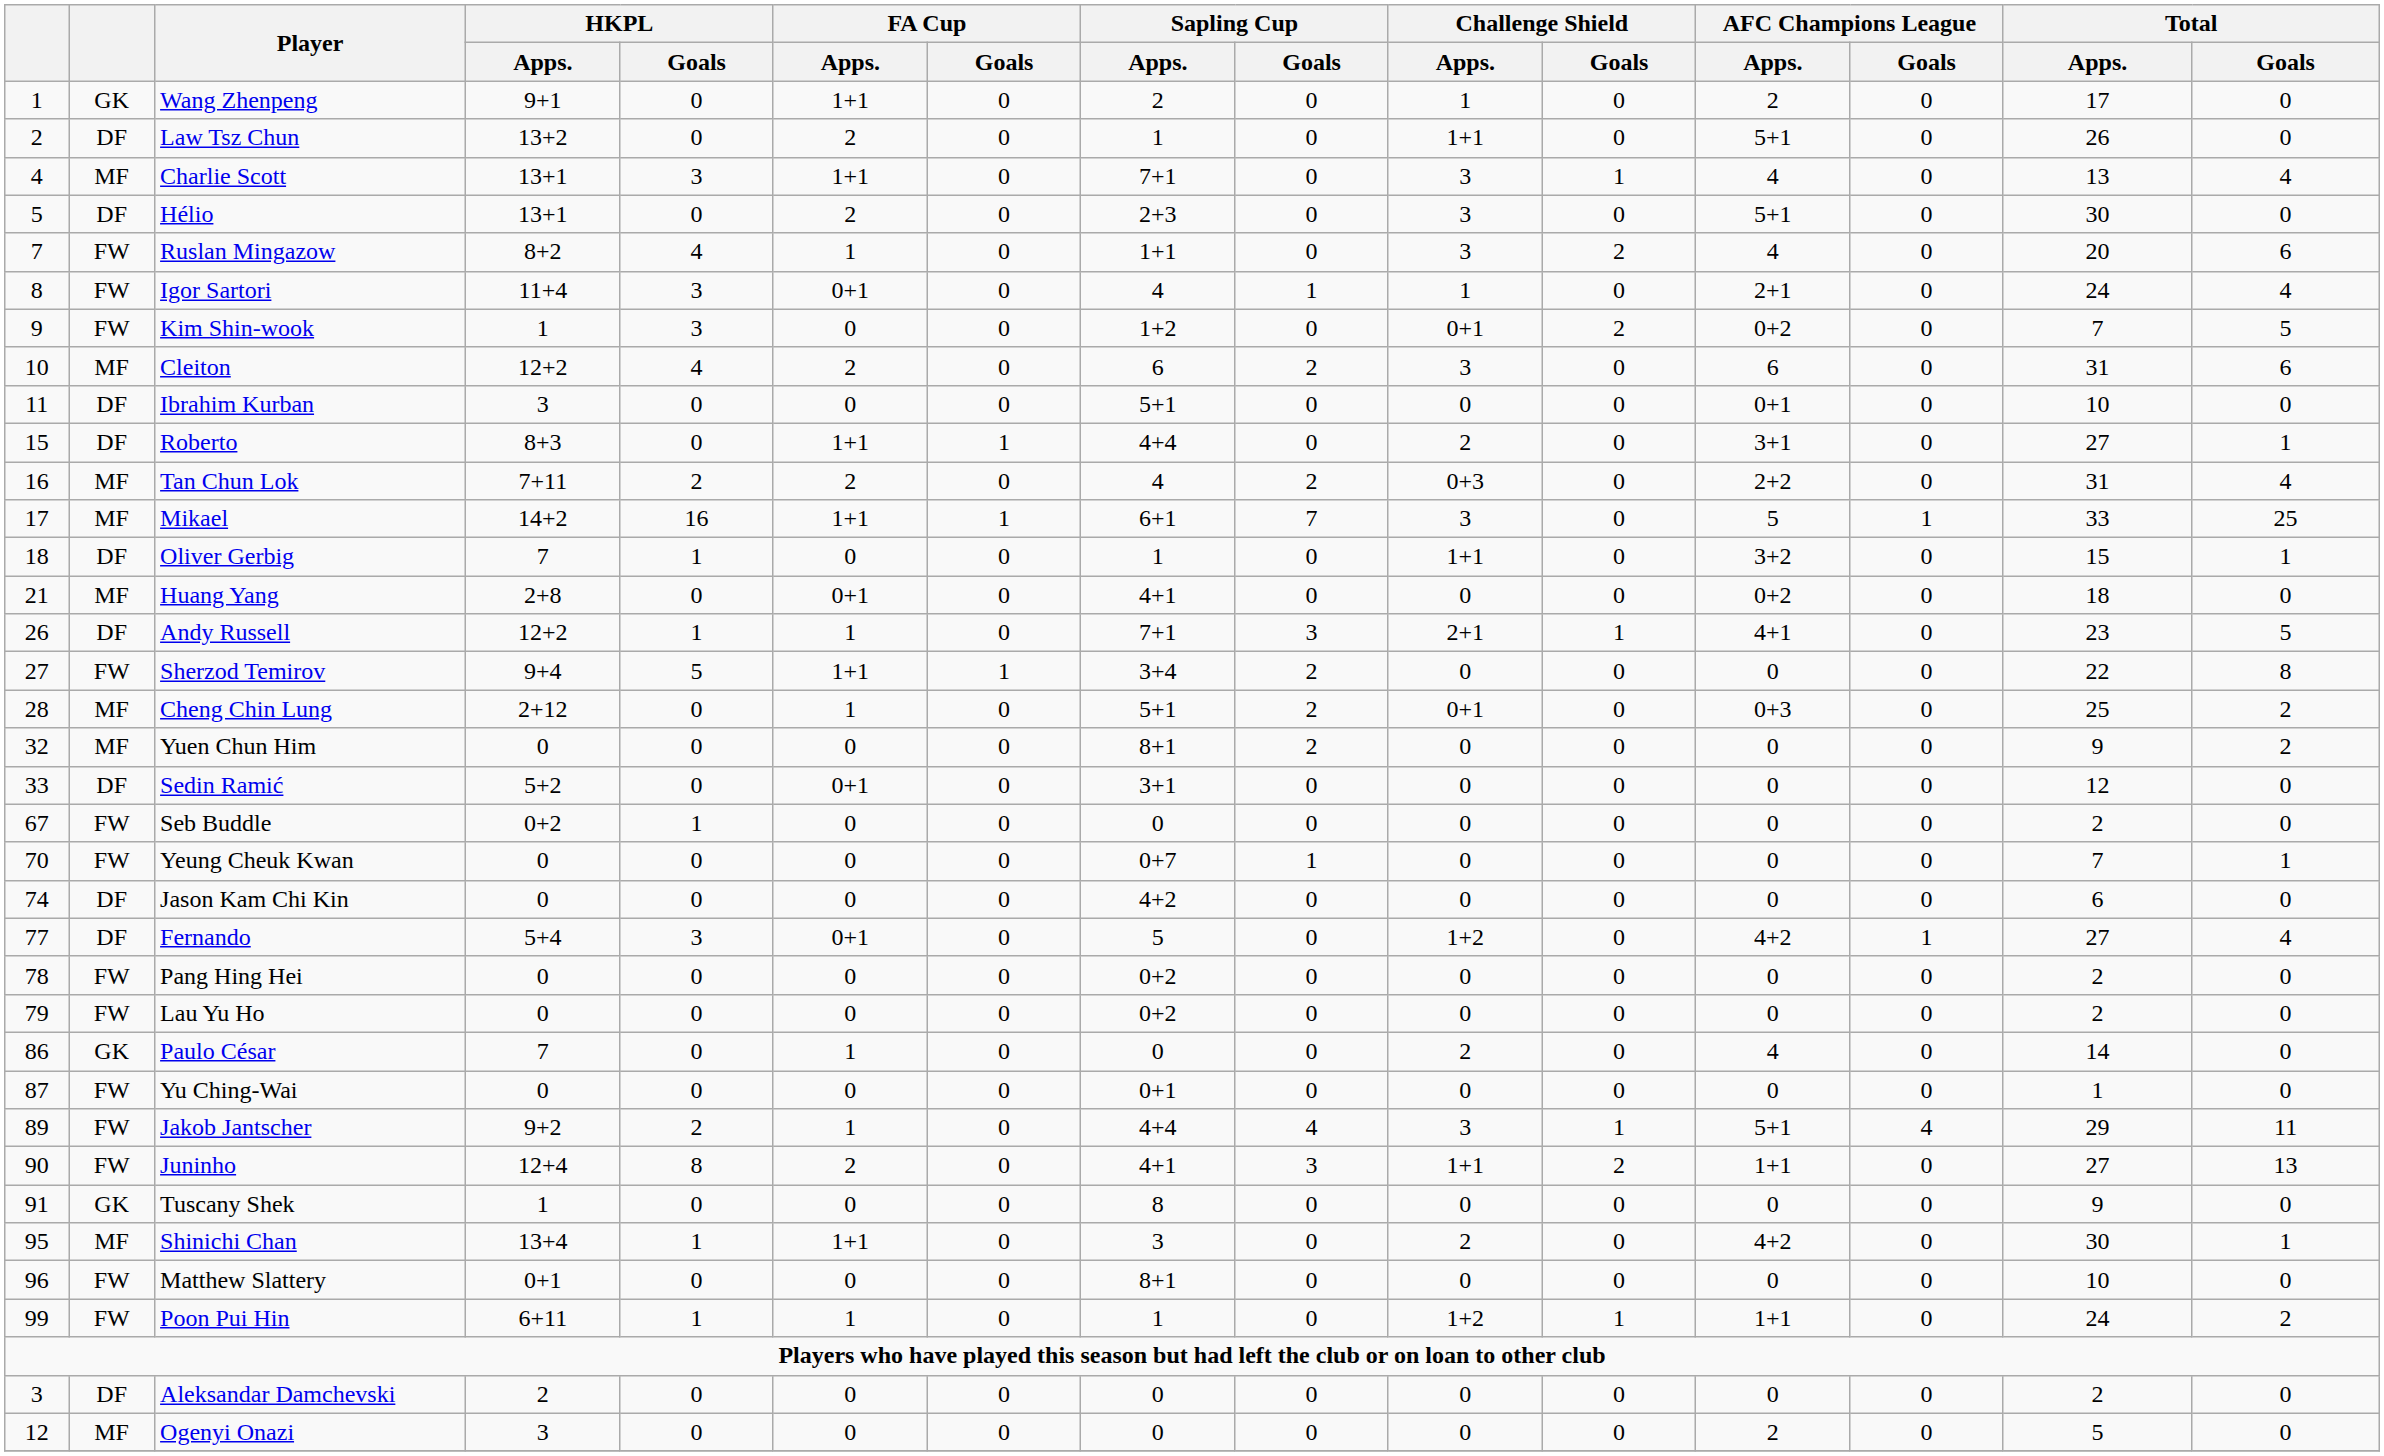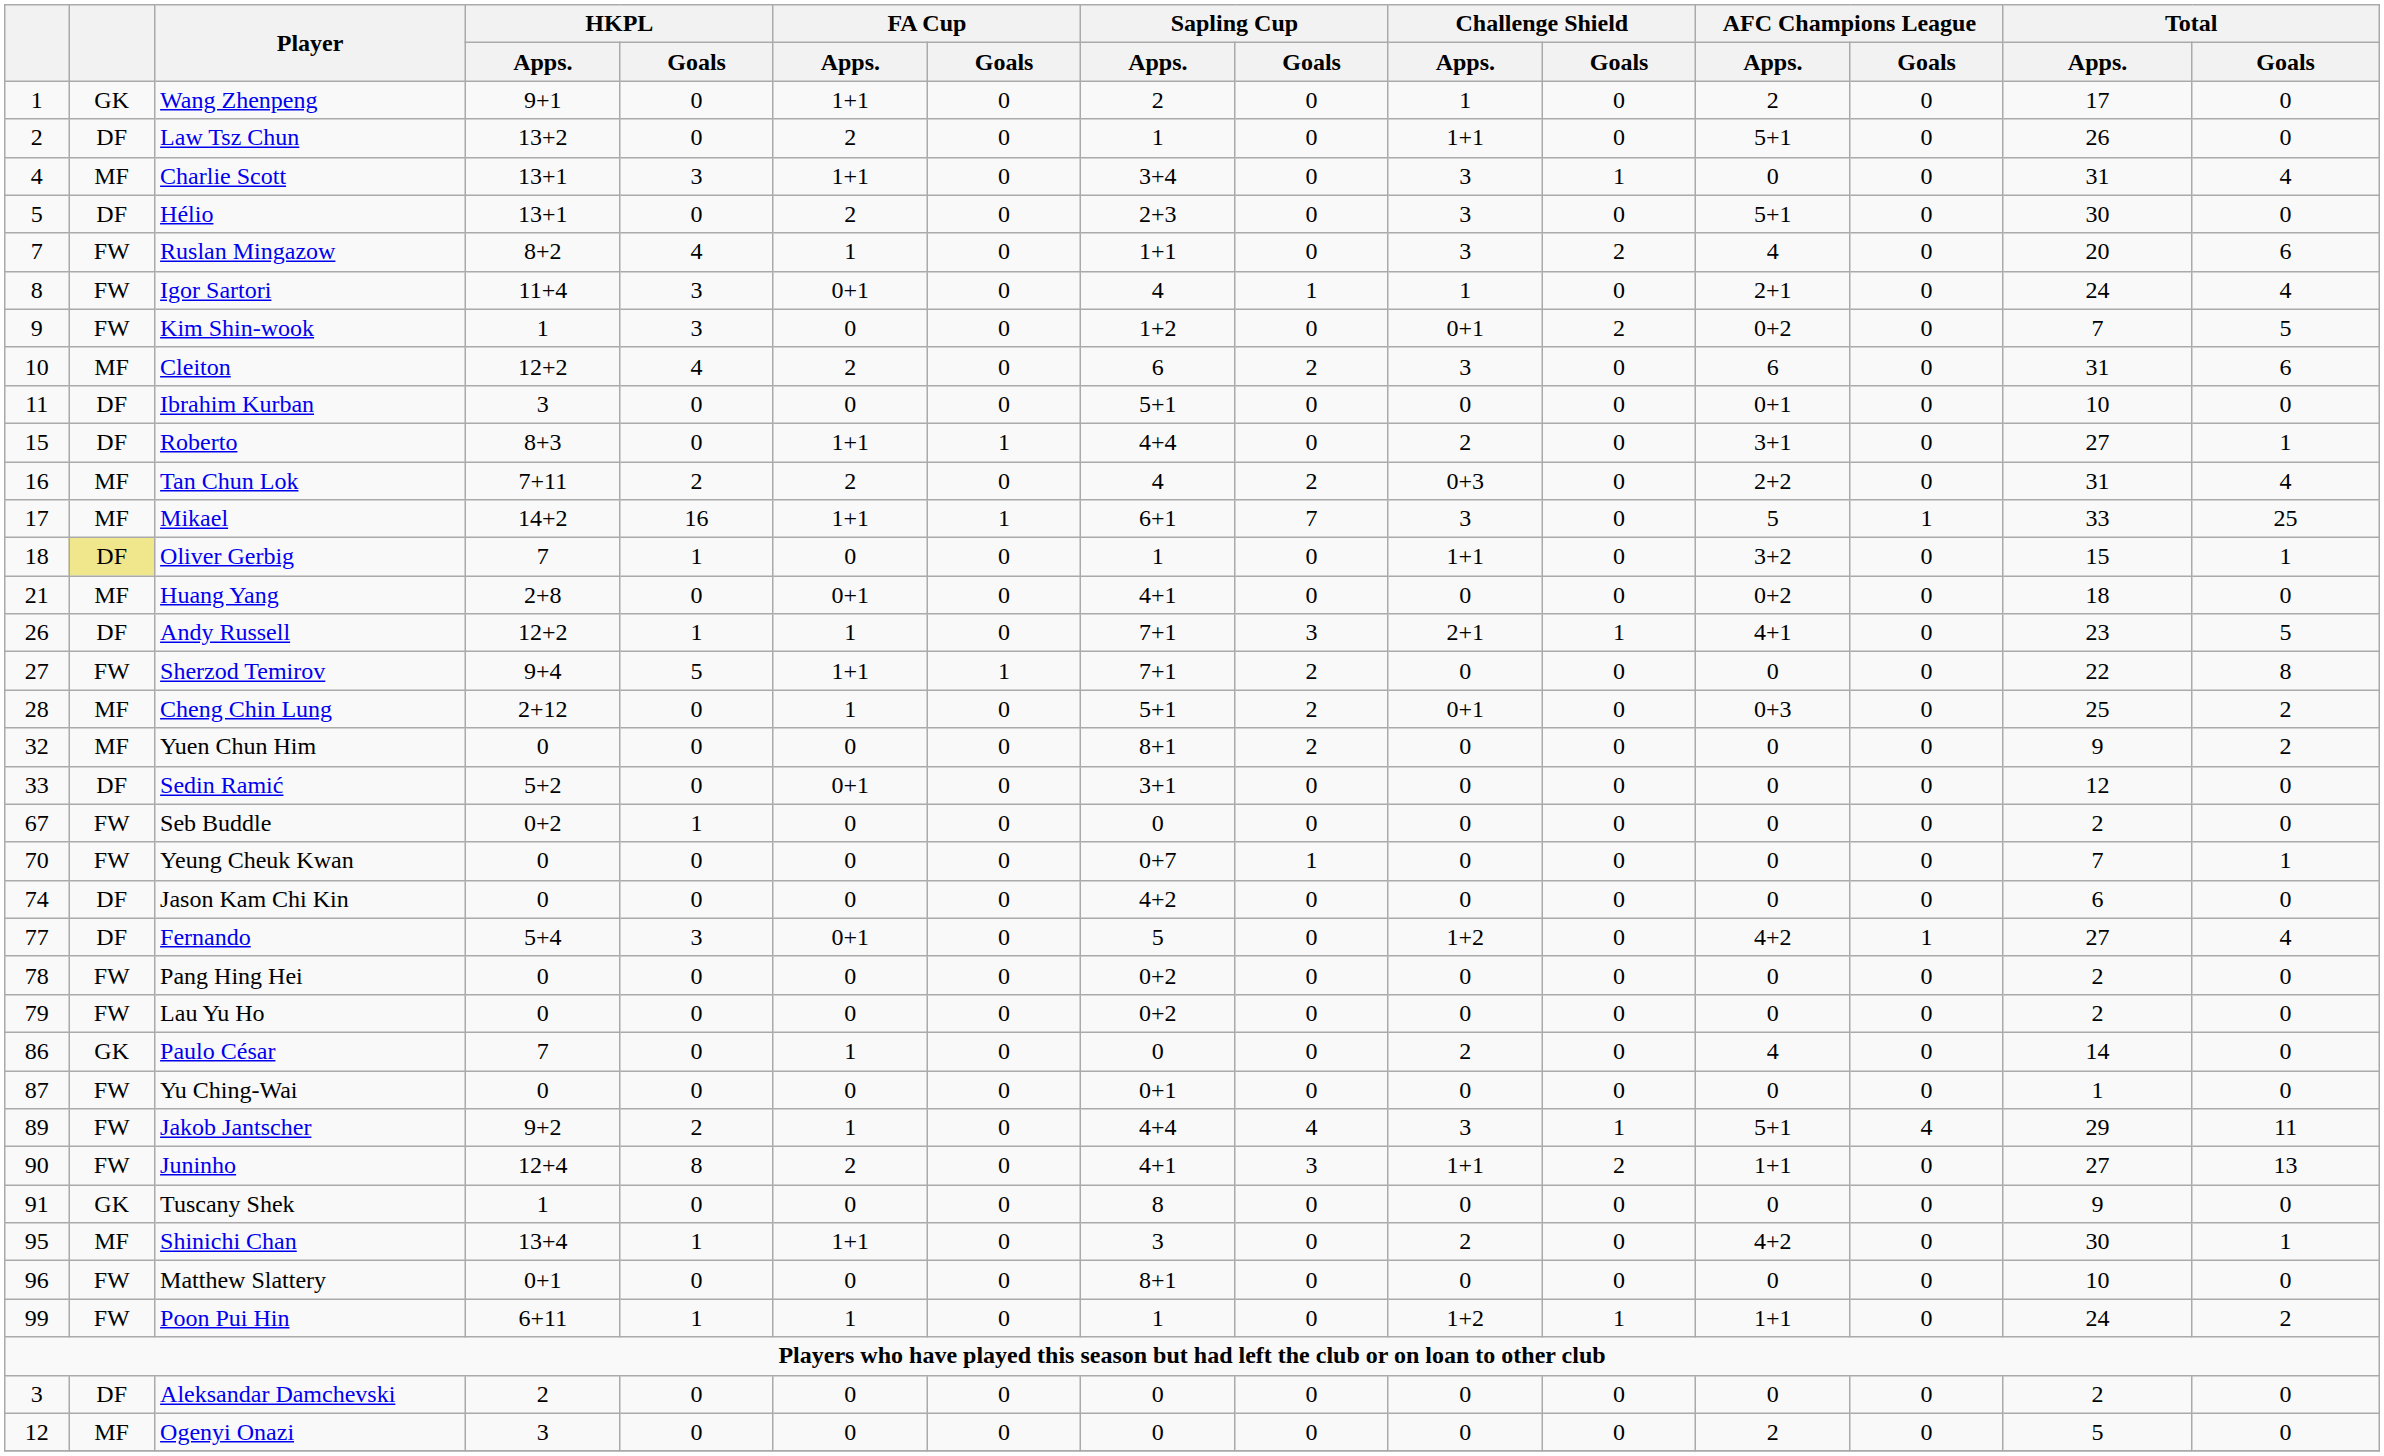(1158, 175) 7+1 -> (1158, 175) 3+4
(1773, 175) 4 -> (1773, 175) 0
(2098, 175) 13 -> (2098, 175) 31
(112, 556) no background -> (112, 556) khaki background
(1158, 670) 3+4 -> (1158, 670) 7+1
